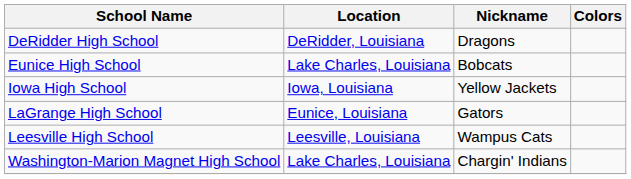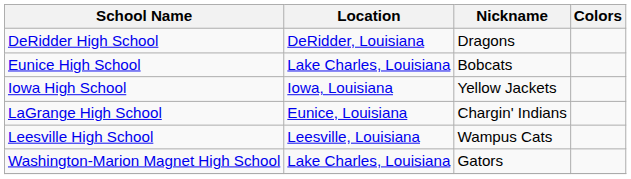(480, 112) Gators -> (512, 112) Chargin' Indians
(512, 161) Chargin' Indians -> (480, 161) Gators
